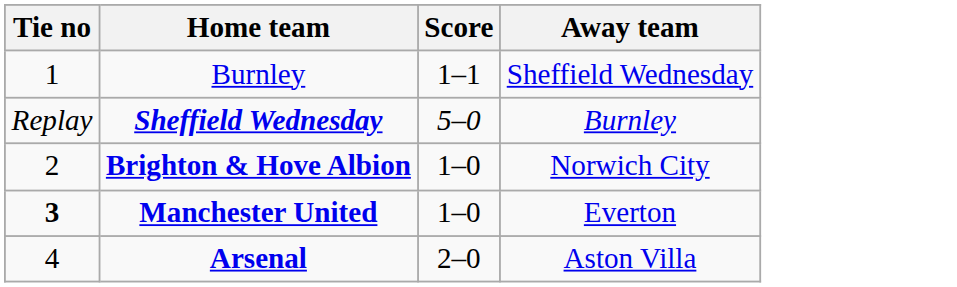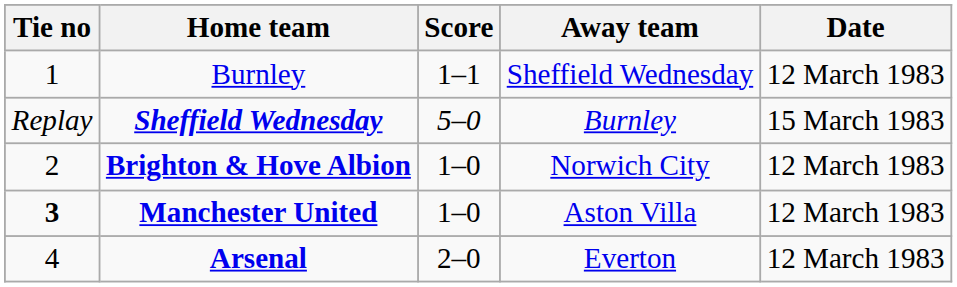+ column: (856, 27)
(630, 212) Everton -> (630, 212) Aston Villa
(630, 258) Aston Villa -> (630, 258) Everton
